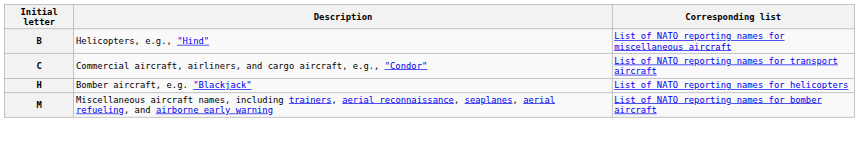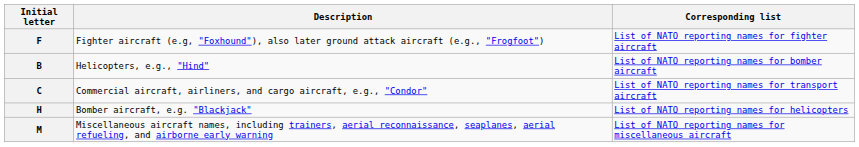+ row: (39, 41)
(699, 41) List of NATO reporting names for miscellaneous aircraft -> (718, 66) List of NATO reporting names for bomber aircraft
(718, 105) List of NATO reporting names for bomber aircraft -> (699, 129) List of NATO reporting names for miscellaneous aircraft
